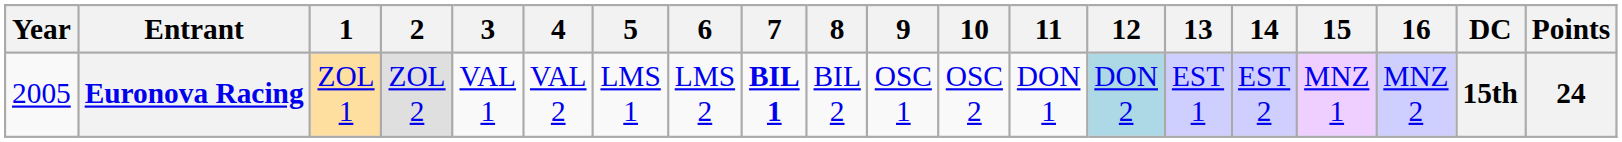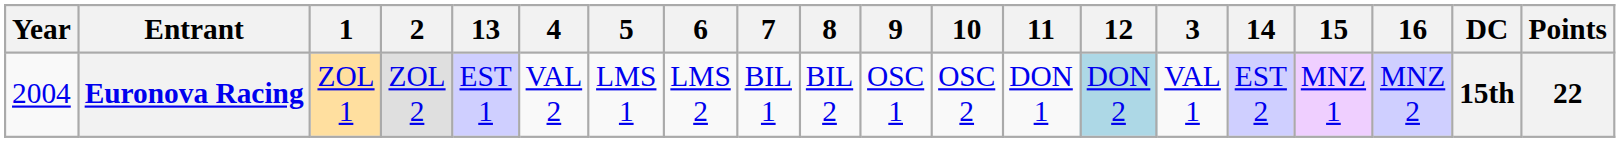columns swapped: (488, 28) <-> (1198, 28)
(41, 94) 2005 -> (41, 94) 2004
(774, 94) bold -> (768, 94) normal
(1571, 94) 24 -> (1568, 94) 22
